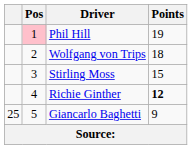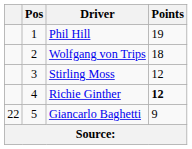(34, 34) pink background -> (34, 34) no background
(158, 74) 15 -> (158, 74) 12
(13, 114) 25 -> (13, 114) 22
